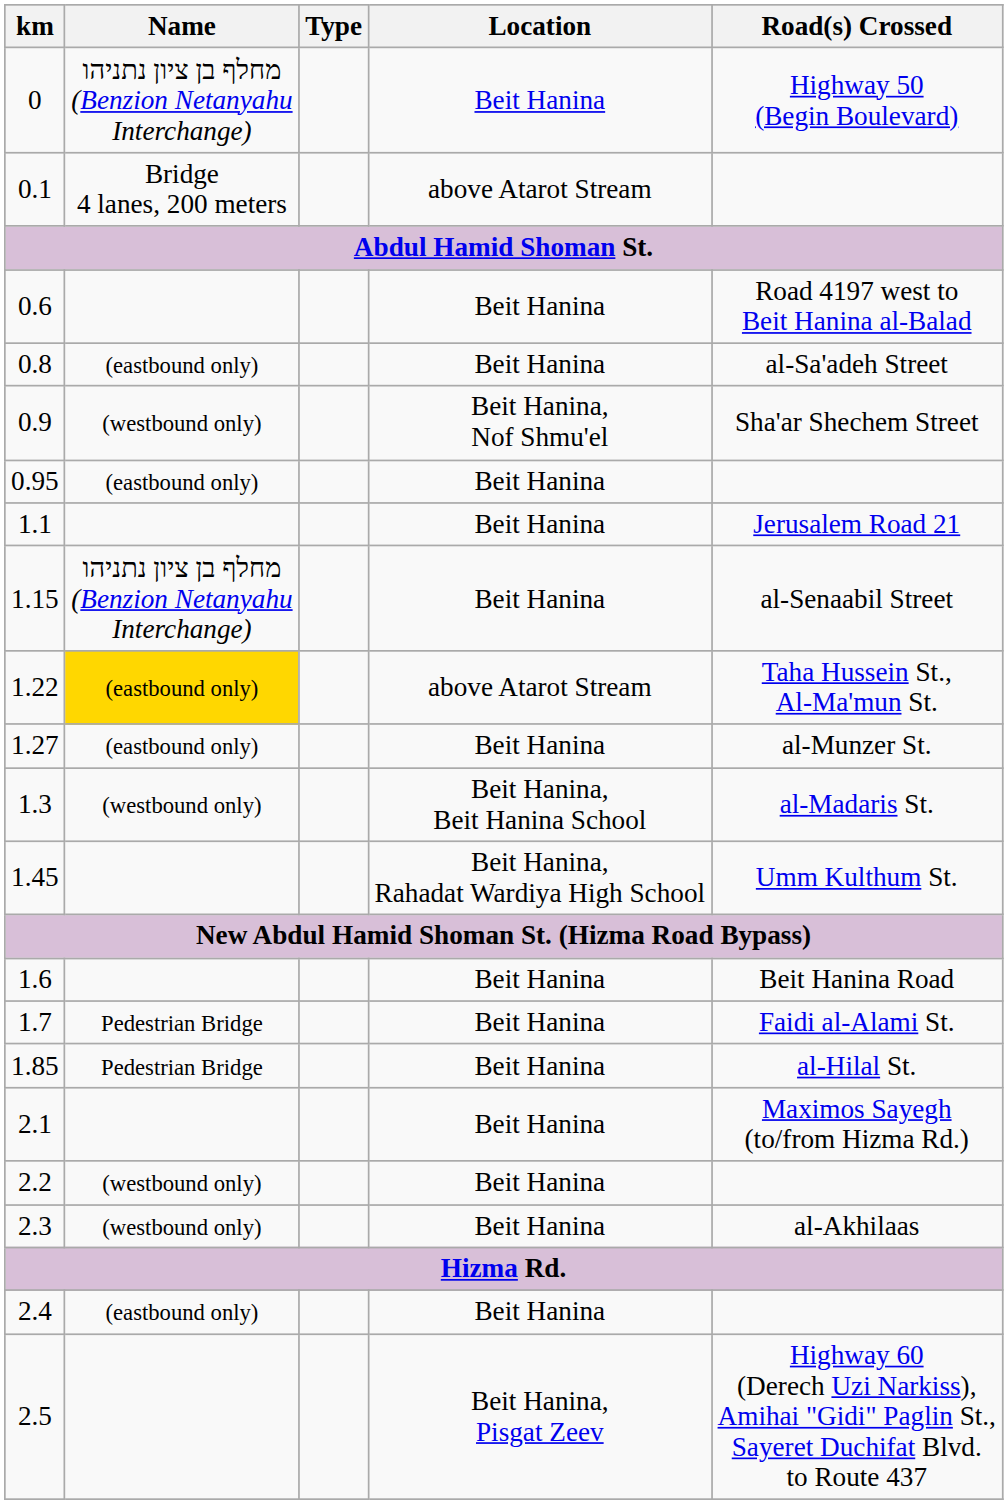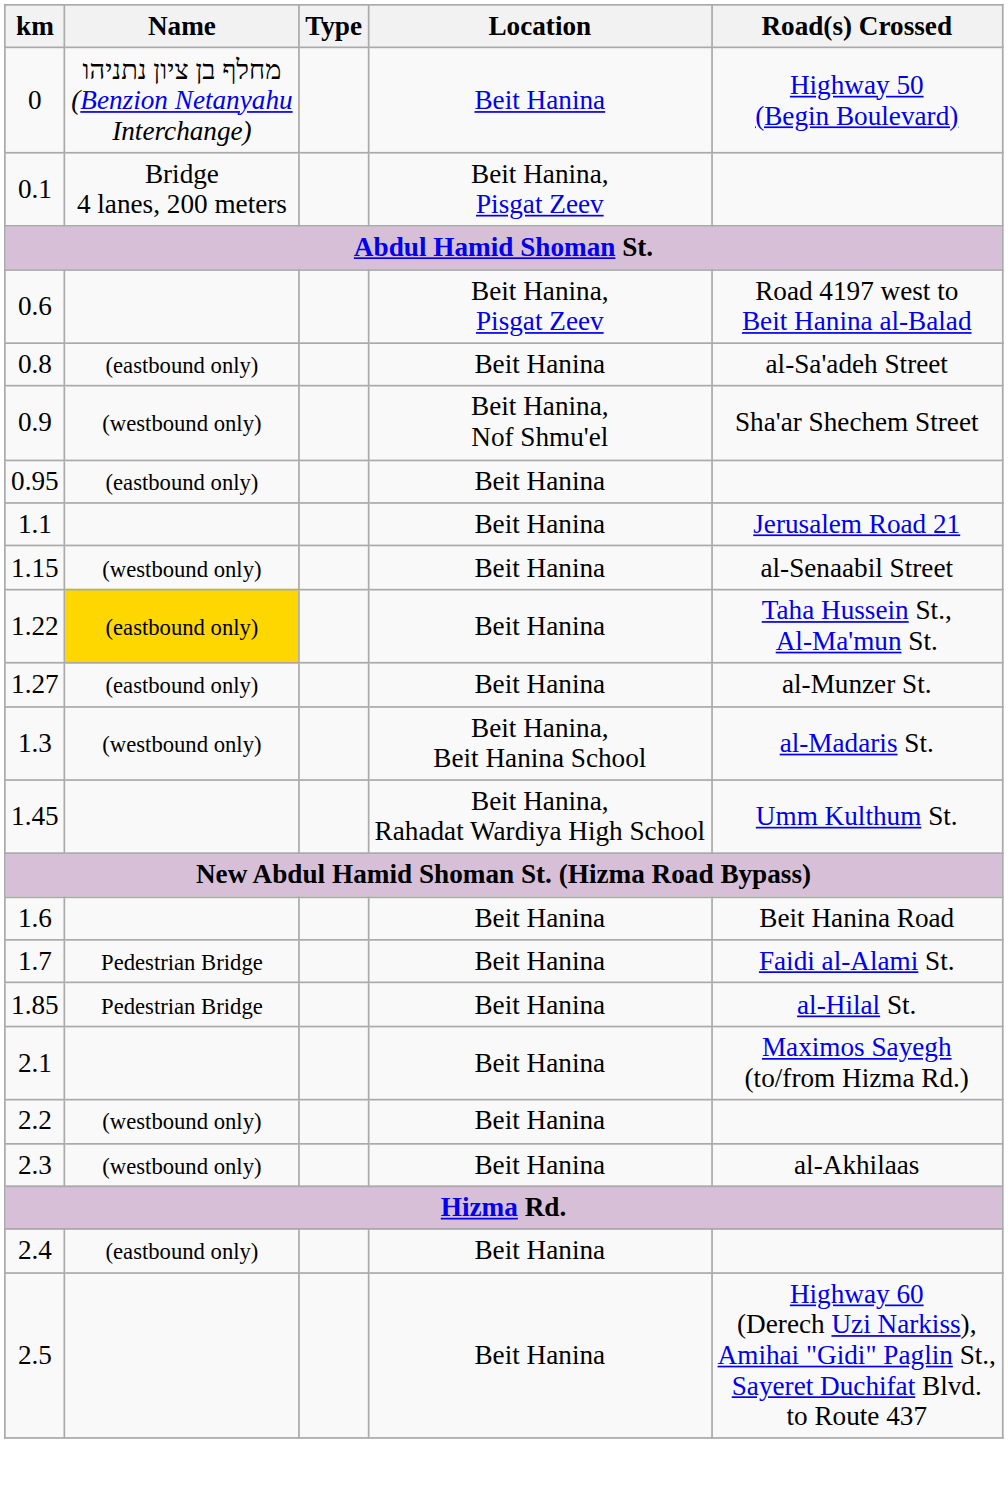(540, 188) above Atarot Stream -> (540, 188) Beit Hanina, Pisgat Zeev
(540, 305) Beit Hanina -> (540, 305) Beit Hanina, Pisgat Zeev
(182, 597) מחלף בן ציון נתניהו (Benzion Netanyahu Interchange) -> (182, 569) (westbound only)
(540, 686) above Atarot Stream -> (540, 625) Beit Hanina
(540, 1416) Beit Hanina, Pisgat Zeev -> (540, 1354) Beit Hanina
